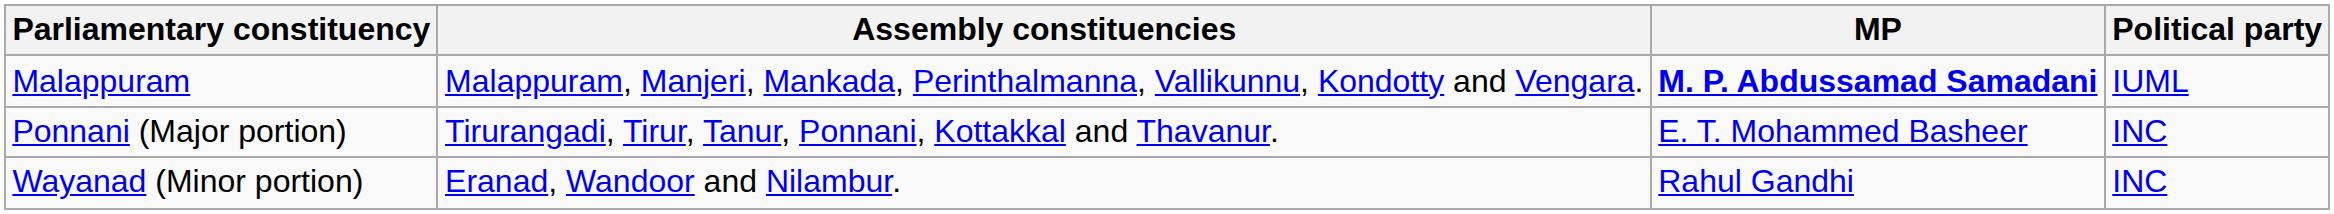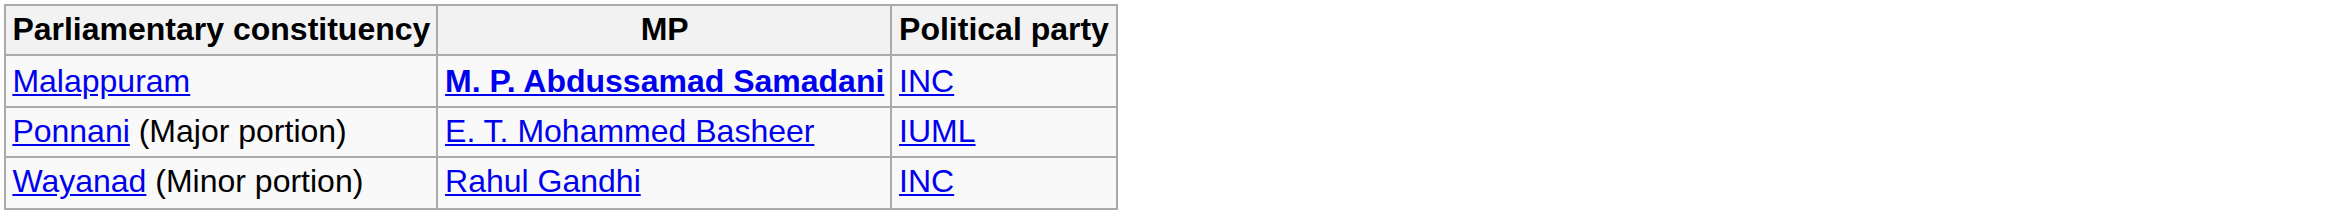- column: (1044, 29)
(2150, 80) IUML -> (927, 80) INC
(2140, 131) INC -> (937, 131) IUML
